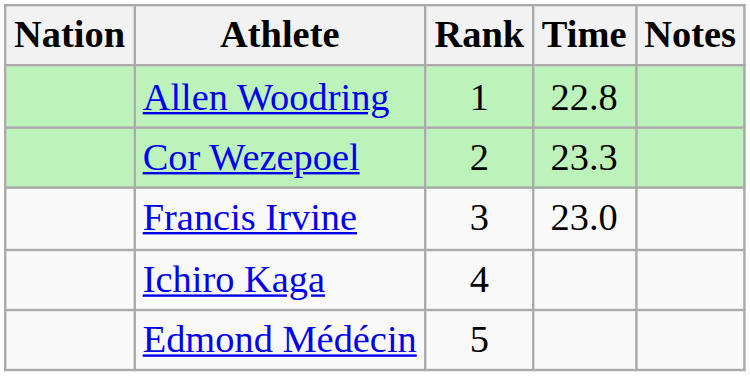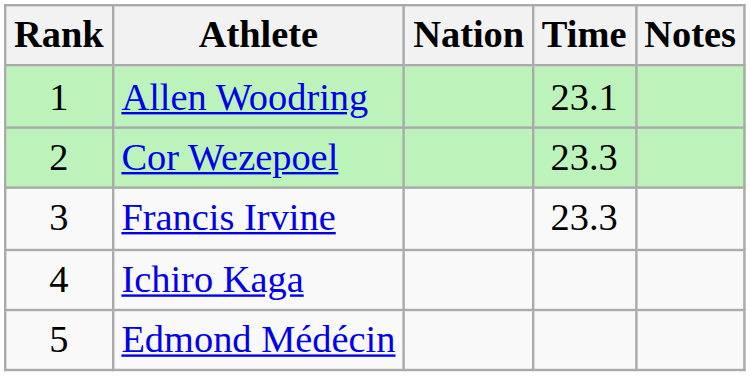columns swapped: (479, 34) <-> (70, 34)
(584, 95) 22.8 -> (584, 95) 23.1
(584, 217) 23.0 -> (584, 217) 23.3
